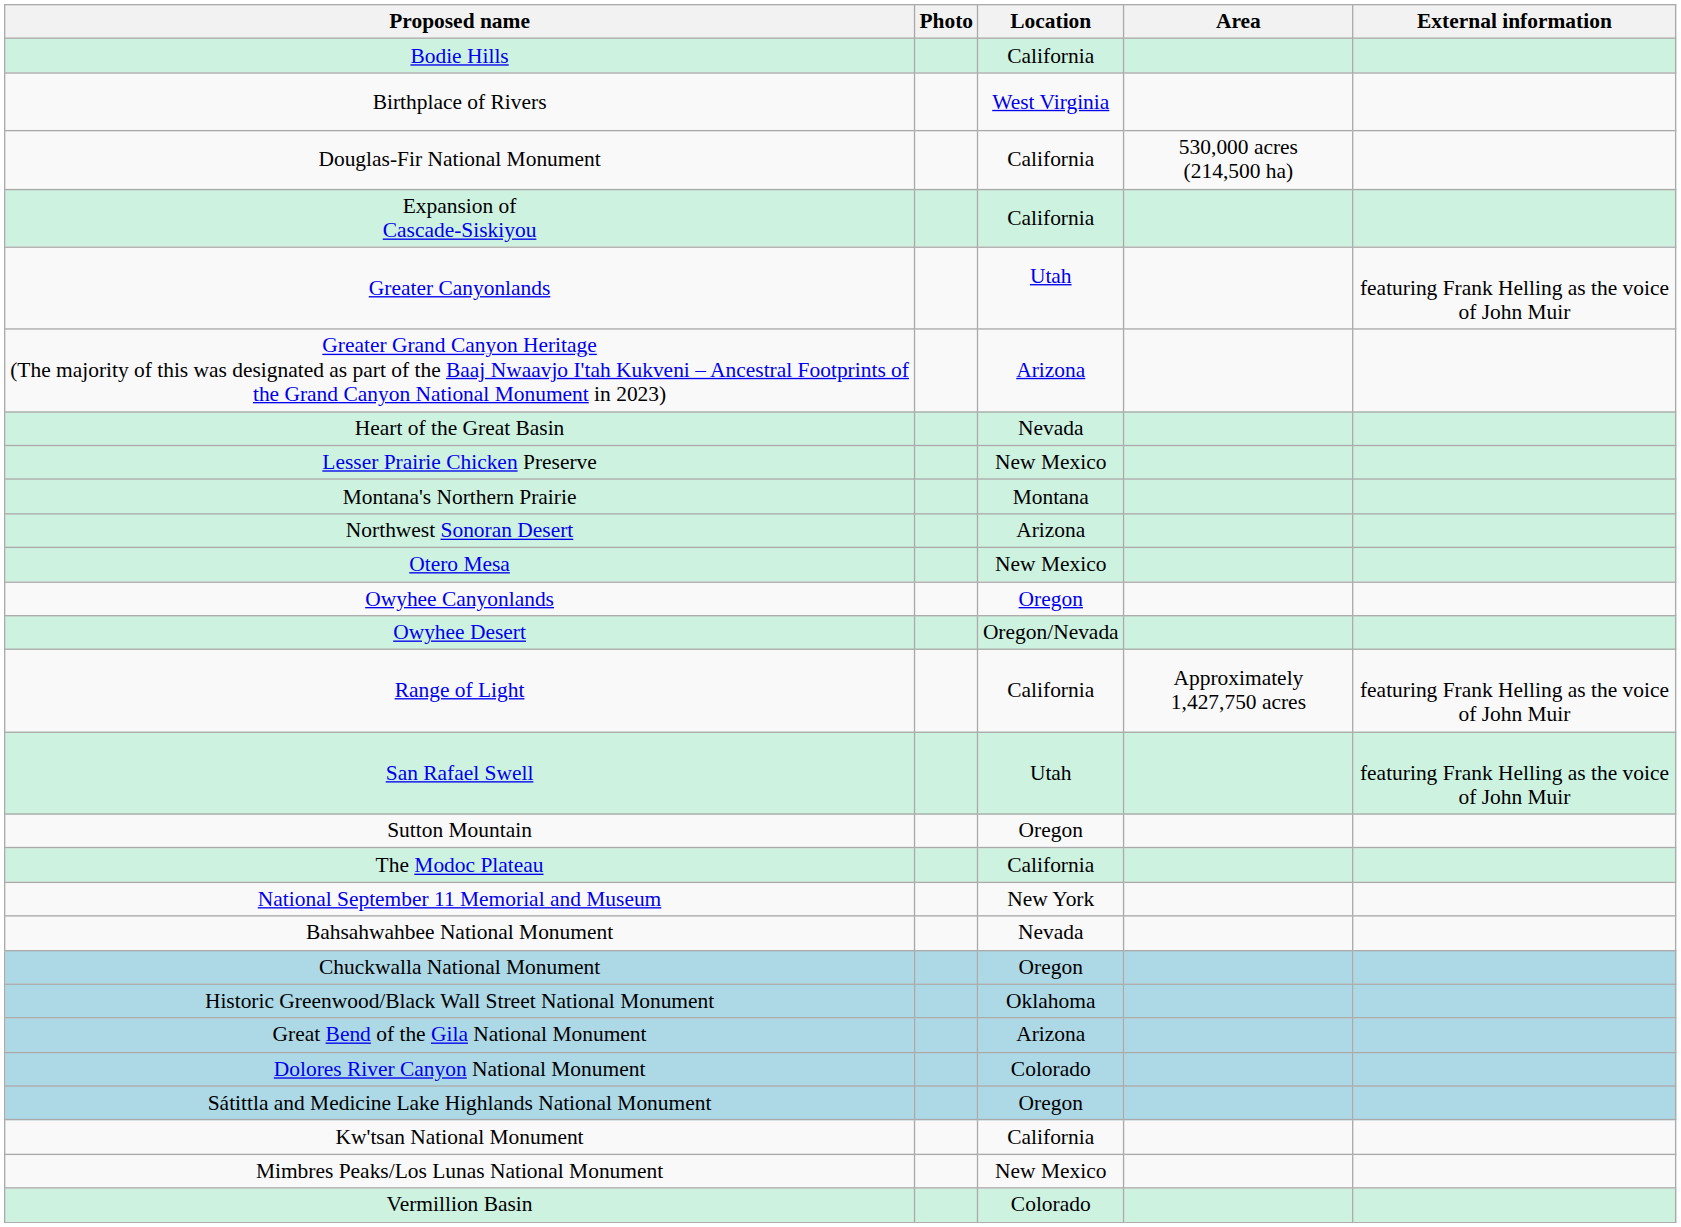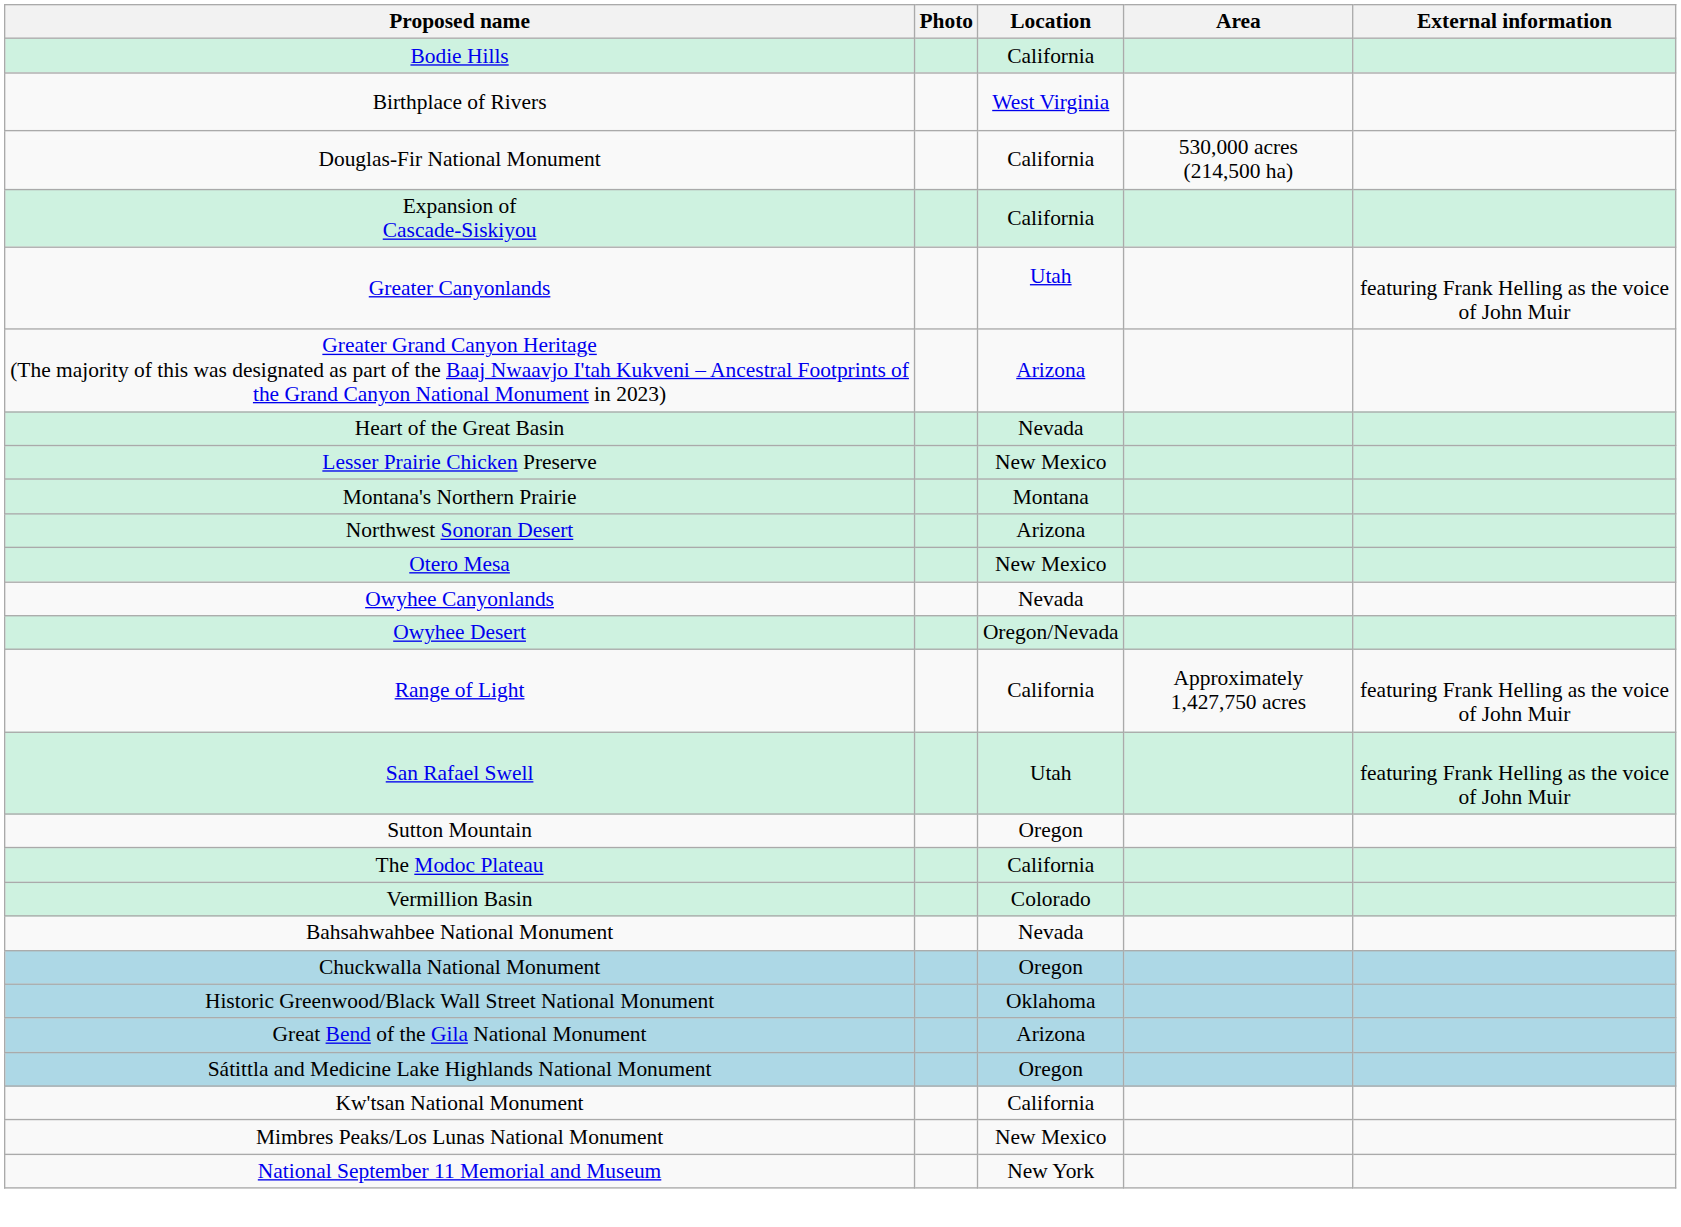(1051, 598) Oregon -> (1051, 598) Nevada
rows swapped: (460, 1204) <-> (460, 898)
- row: (460, 1068)
